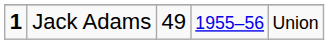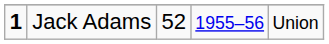(174, 22) 49 -> (174, 22) 52
